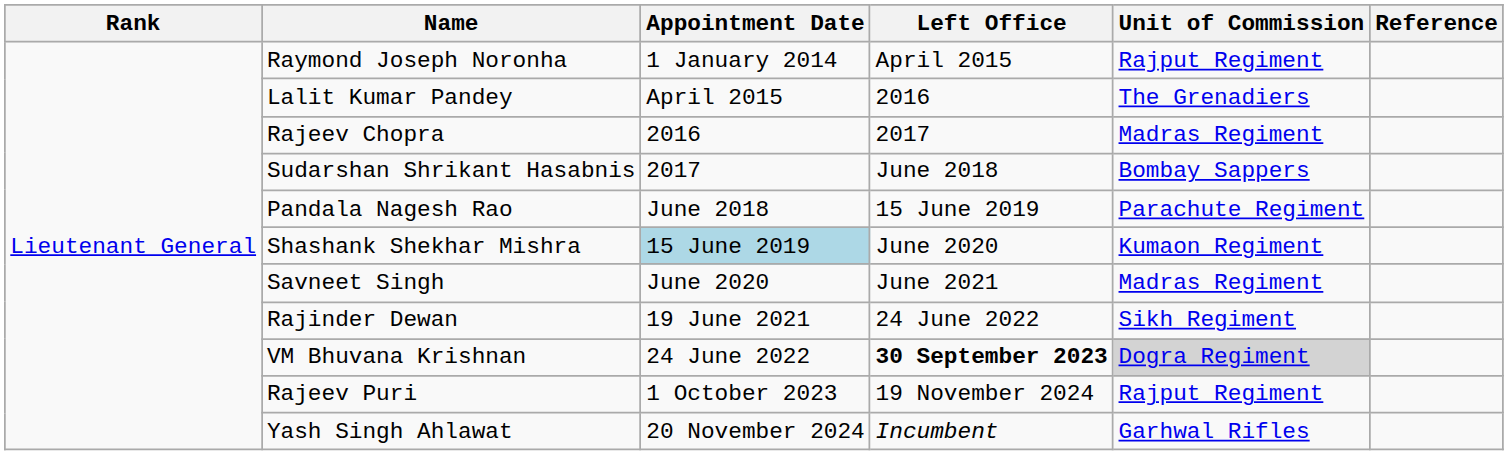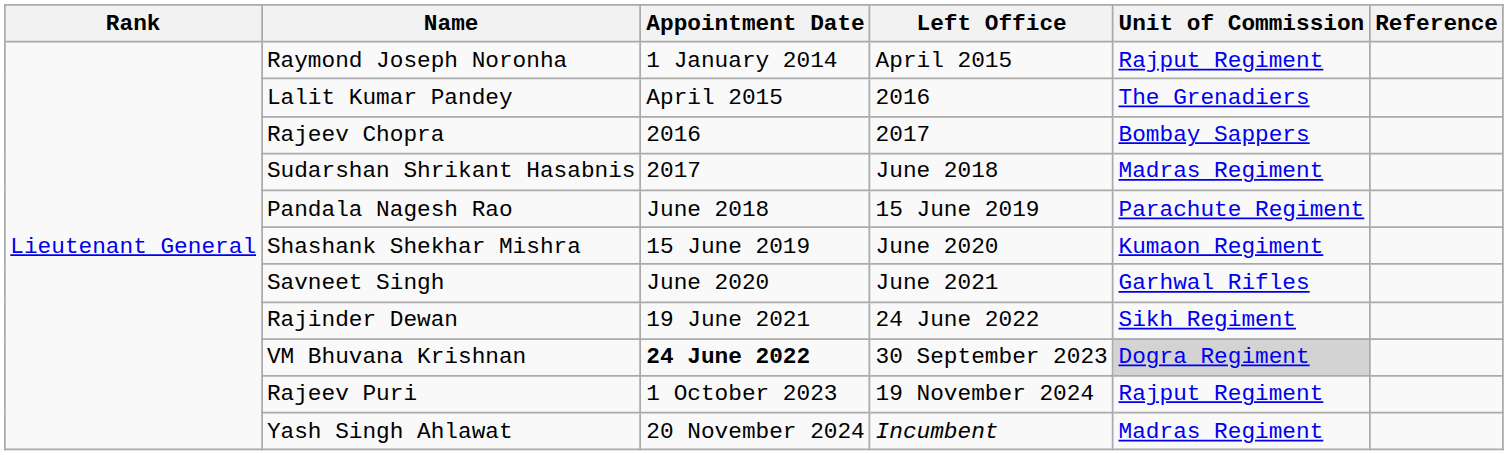(1221, 135) Madras Regiment -> (1214, 135) Bombay Sappers
(1214, 172) Bombay Sappers -> (1221, 172) Madras Regiment
(728, 246) lightblue background -> (728, 246) no background
(1221, 283) Madras Regiment -> (1214, 283) Garhwal Rifles
(728, 357) normal -> (728, 357) bold
(992, 357) bold -> (992, 357) normal
(1214, 431) Garhwal Rifles -> (1221, 431) Madras Regiment
